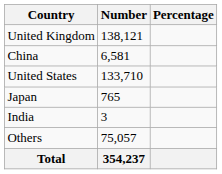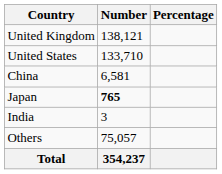rows swapped: (42, 76) <-> (23, 55)
(111, 96) normal -> (111, 96) bold
